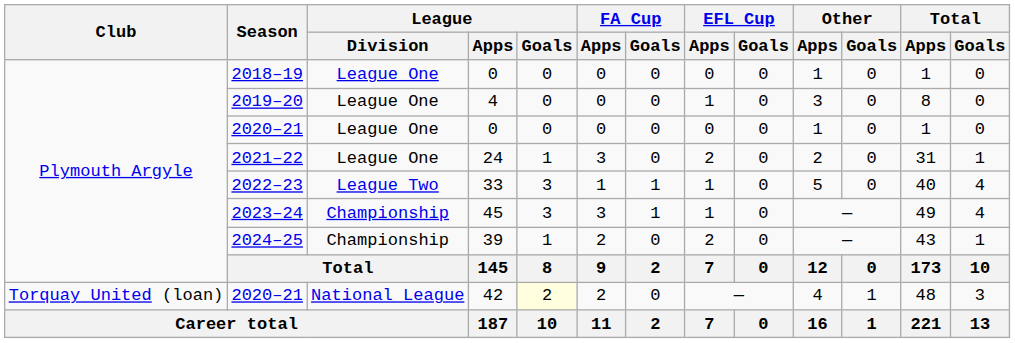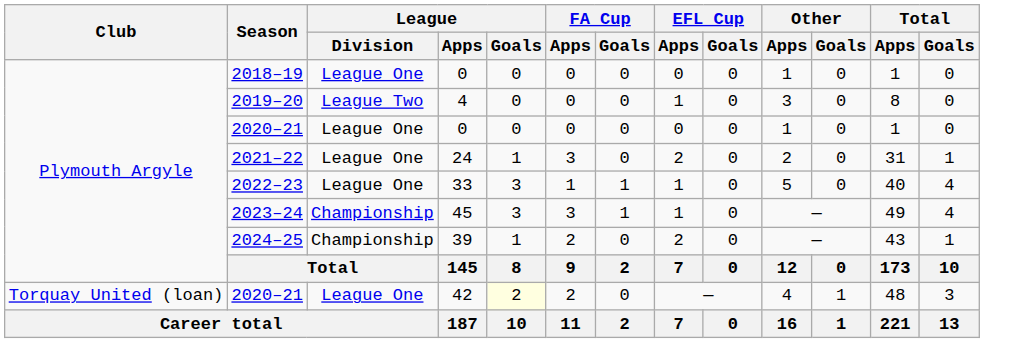(388, 102) League One -> (372, 102) League Two
(388, 185) League Two -> (372, 185) League One
(388, 296) National League -> (372, 296) League One
